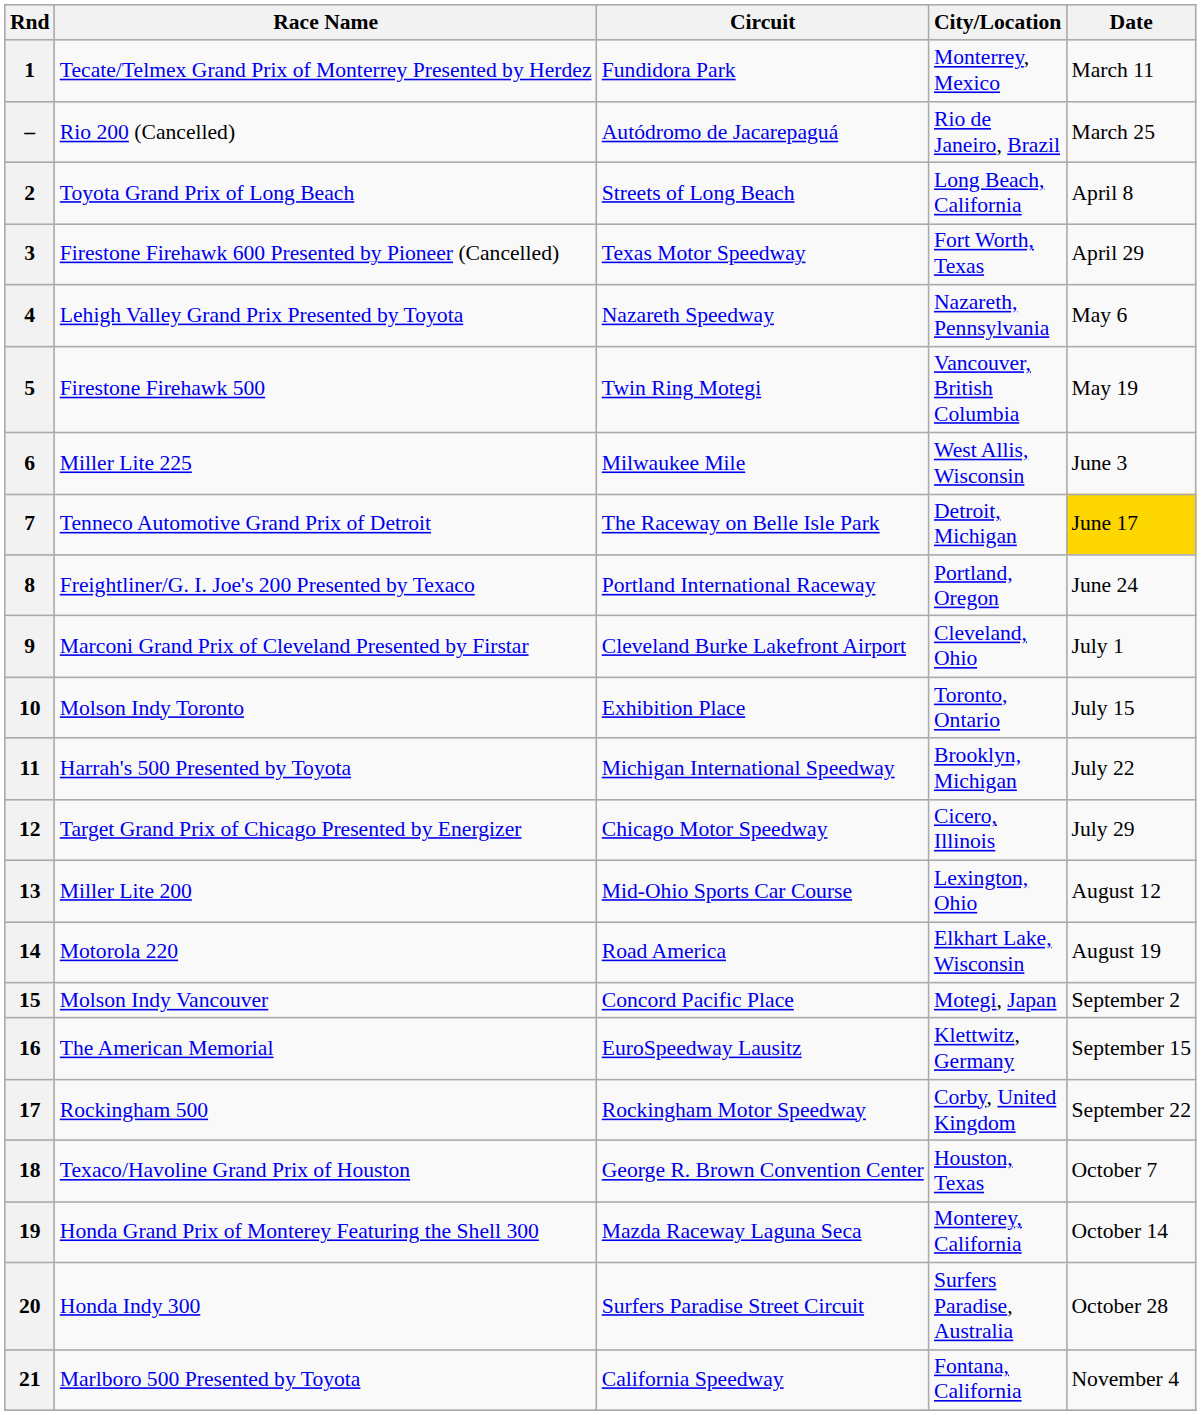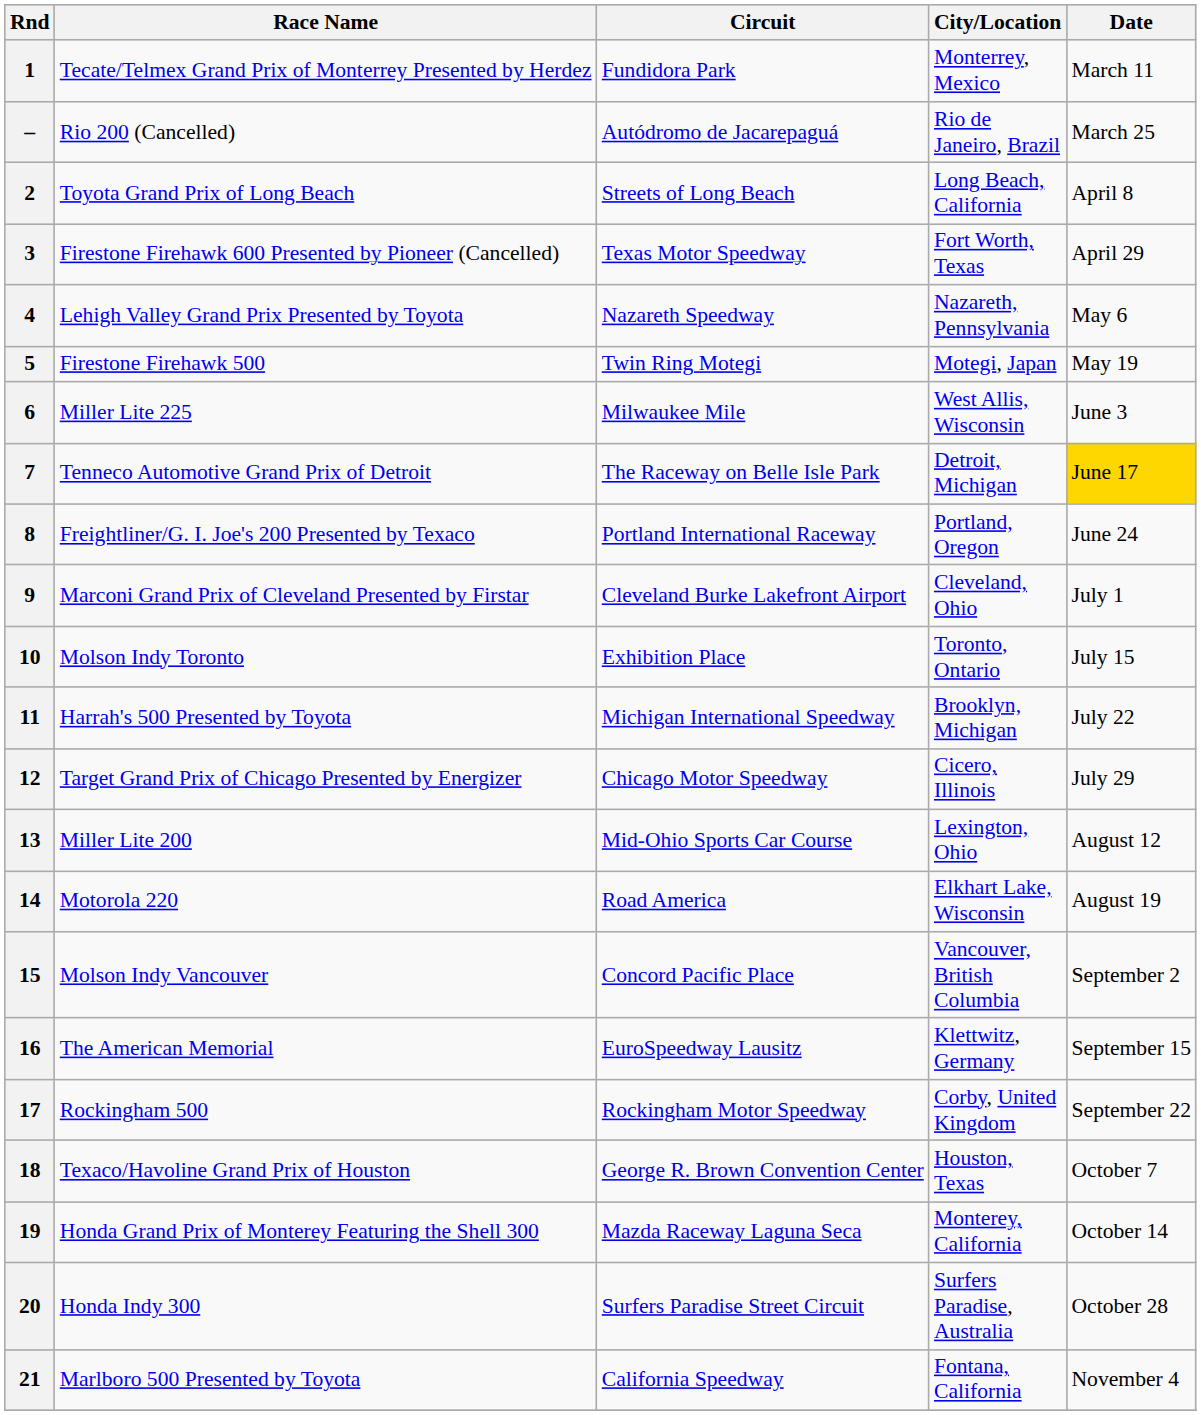(982, 388) Vancouver, British Columbia -> (995, 363) Motegi, Japan
(995, 999) Motegi, Japan -> (982, 974) Vancouver, British Columbia
